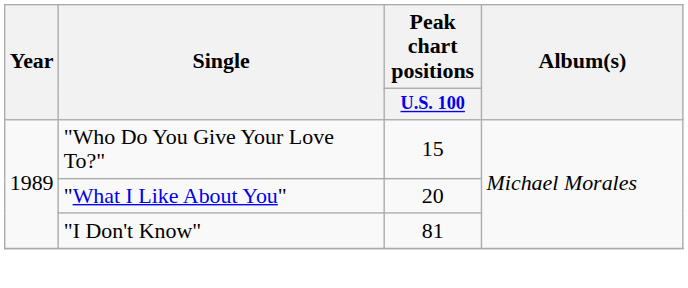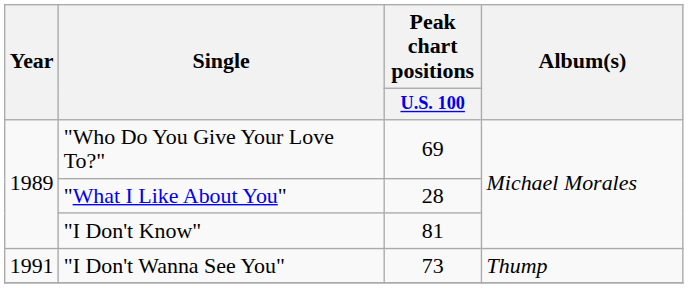(433, 148) 15 -> (433, 148) 69
(433, 195) 20 -> (433, 195) 28
+ row: (174, 265)
